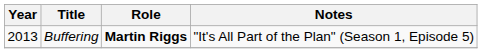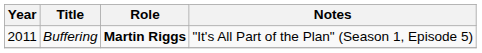(23, 36) 2013 -> (22, 36) 2011
